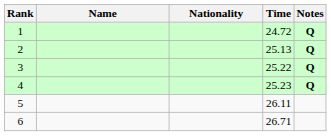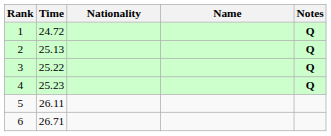columns swapped: (103, 13) <-> (279, 13)
